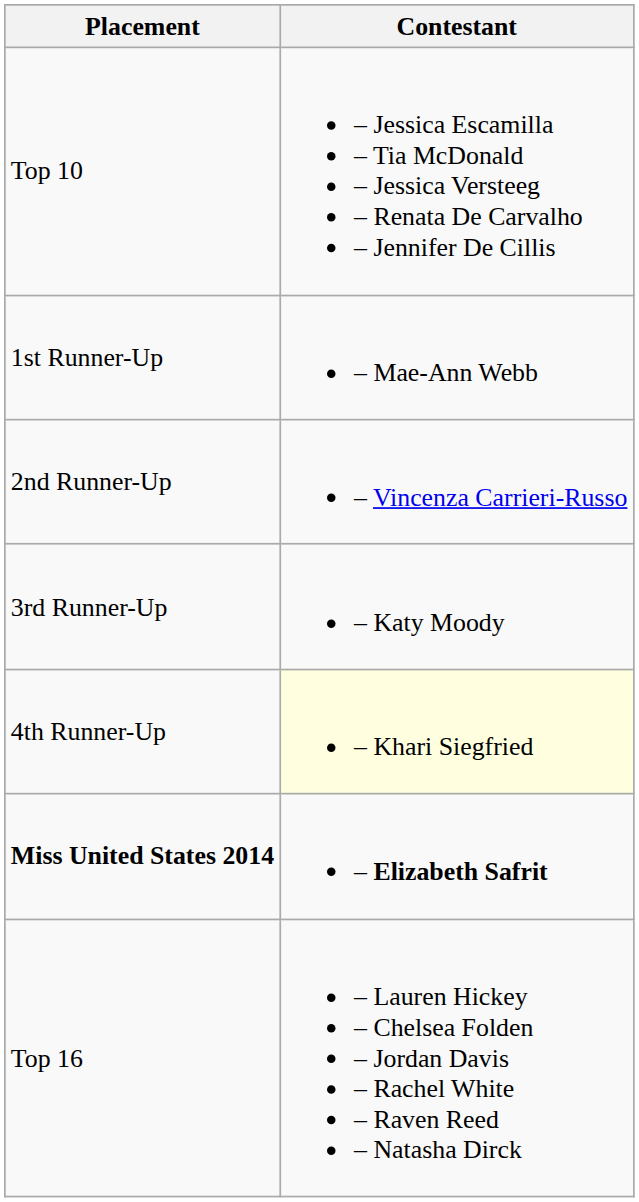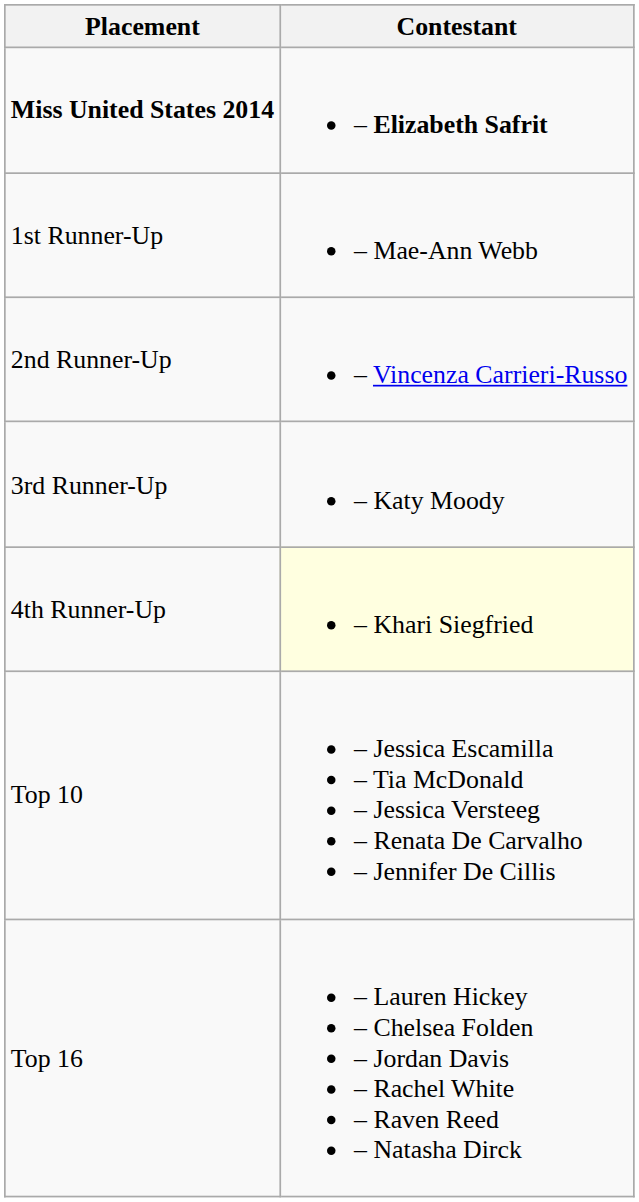rows swapped: (142, 856) <-> (47, 170)
